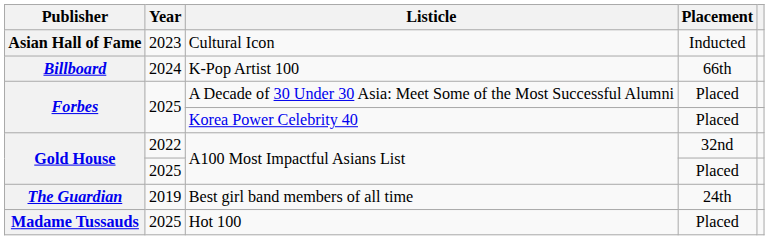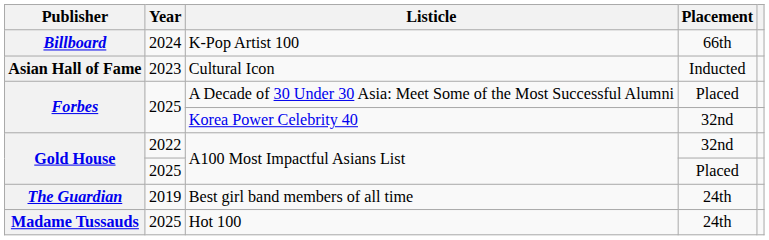rows swapped: (165, 42) <-> (165, 68)
(717, 119) Placed -> (717, 119) 32nd
(717, 222) Placed -> (717, 222) 24th
